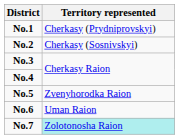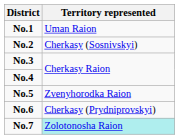(100, 28) Cherkasy (Prydniprovskyi) -> (70, 28) Uman Raion
(70, 110) Uman Raion -> (100, 110) Cherkasy (Prydniprovskyi)
